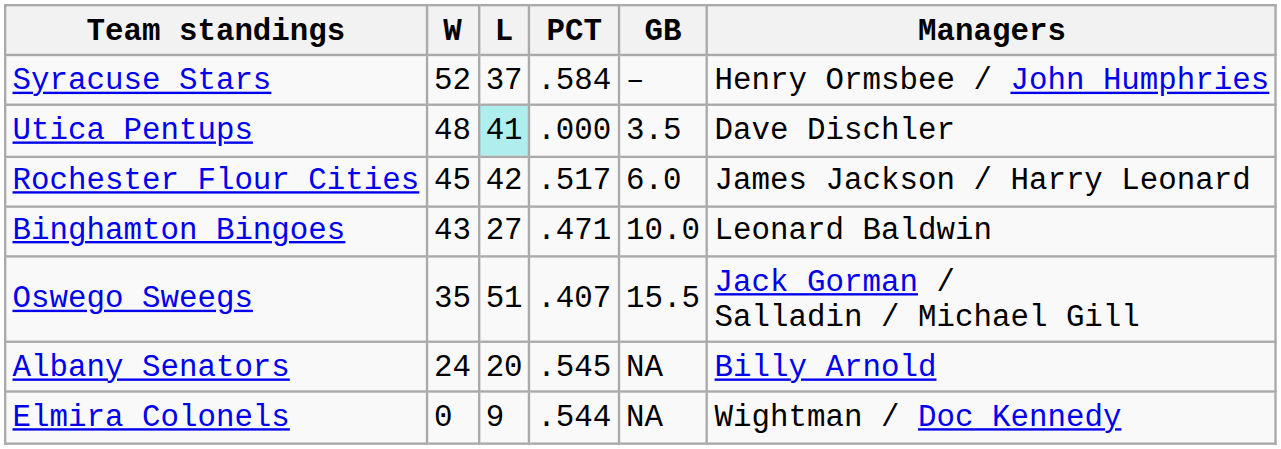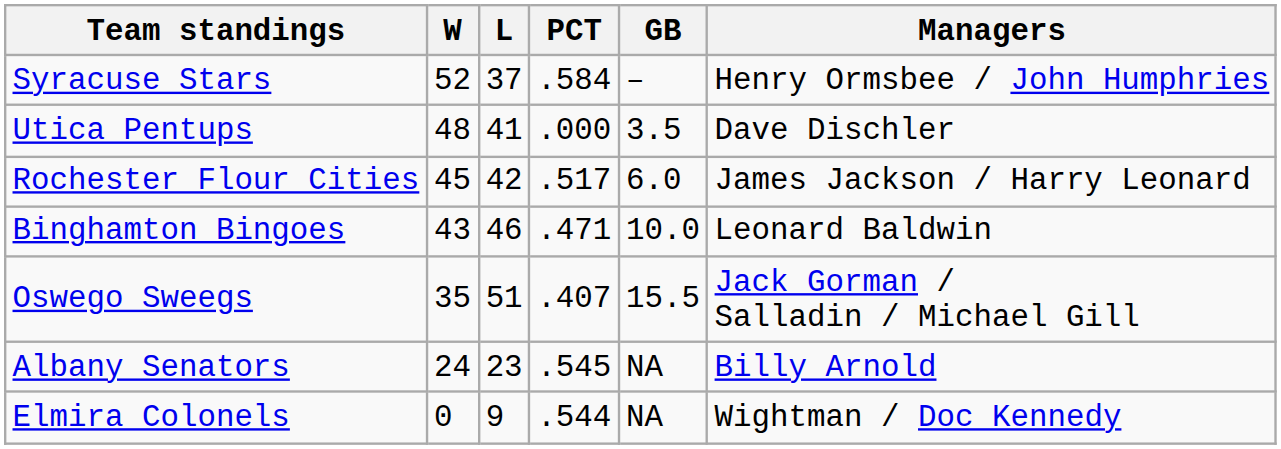(504, 131) paleturquoise background -> (504, 131) no background
(504, 231) 27 -> (504, 231) 46
(504, 367) 20 -> (504, 367) 23
